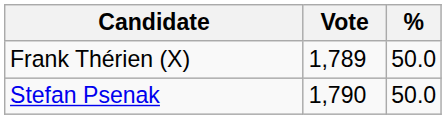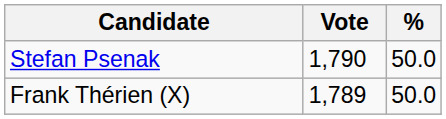rows swapped: (85, 95) <-> (100, 59)
